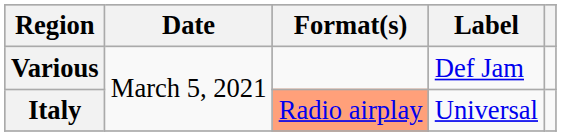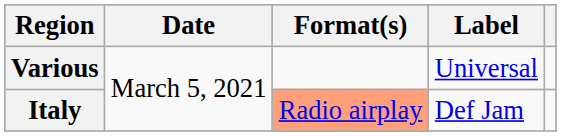(479, 67) Def Jam -> (486, 67) Universal
(486, 109) Universal -> (479, 109) Def Jam
